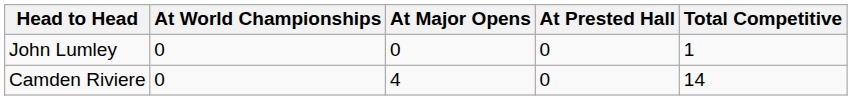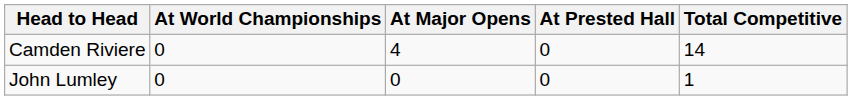rows swapped: (77, 79) <-> (63, 49)
